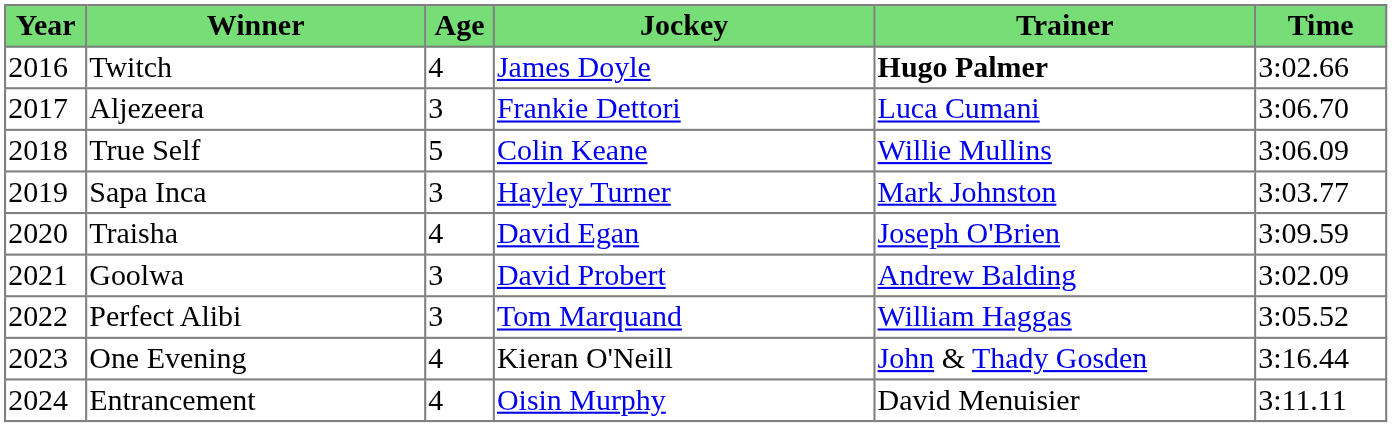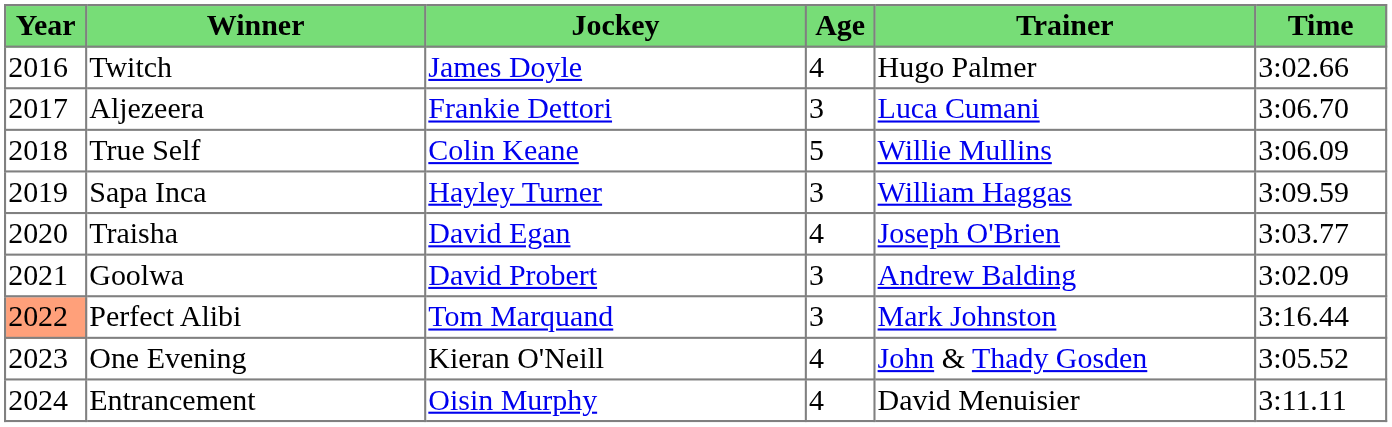columns swapped: (460, 25) <-> (684, 25)
(963, 66) bold -> (957, 66) normal
(967, 191) Mark Johnston -> (975, 191) William Haggas
(1304, 191) 3:03.77 -> (1304, 191) 3:09.59
(1304, 233) 3:09.59 -> (1304, 233) 3:03.77
(38, 316) no background -> (38, 316) lightsalmon background
(975, 316) William Haggas -> (967, 316) Mark Johnston
(1304, 316) 3:05.52 -> (1304, 316) 3:16.44
(1304, 358) 3:16.44 -> (1304, 358) 3:05.52
